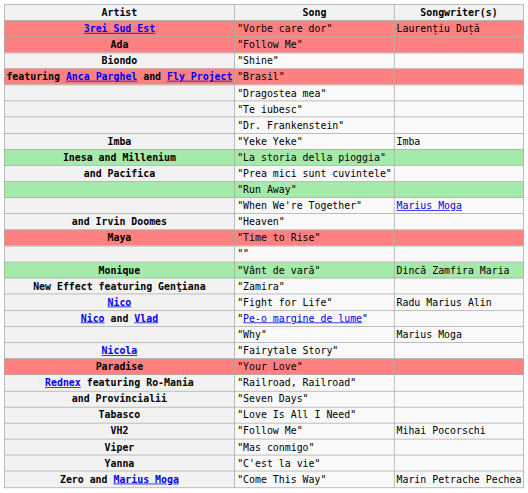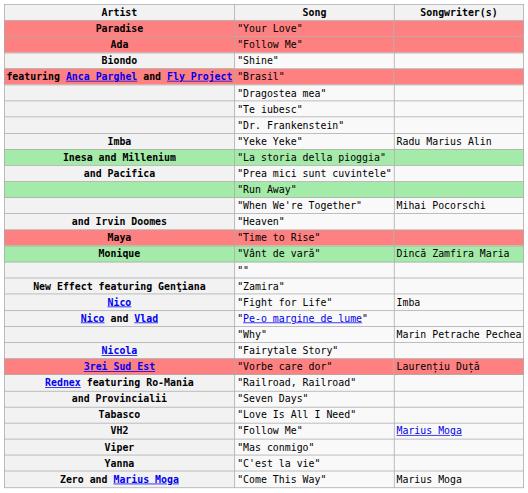rows swapped: (119, 29) <-> (119, 367)
(408, 141) Imba -> (444, 141) Radu Marius Alin
(429, 206) Marius Moga -> (441, 206) Mihai Pocorschi
rows swapped: (119, 270) <-> (119, 254)
(444, 302) Radu Marius Alin -> (408, 302) Imba
(429, 334) Marius Moga -> (459, 334) Marin Petrache Pechea
(441, 431) Mihai Pocorschi -> (429, 431) Marius Moga
(459, 479) Marin Petrache Pechea -> (429, 479) Marius Moga
